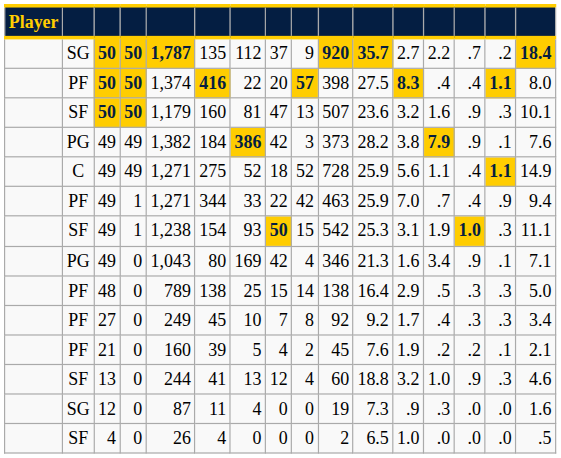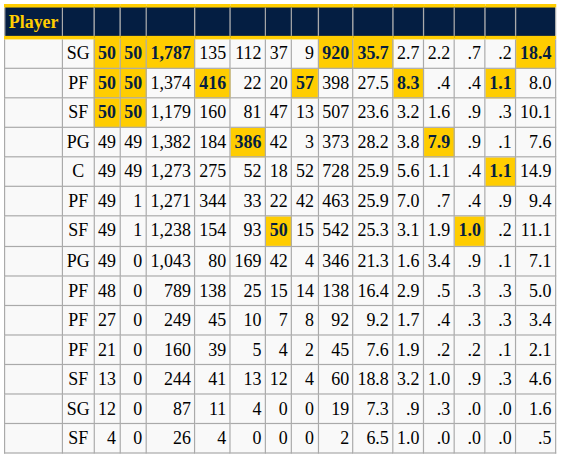(171, 172) 1,271 -> (171, 172) 1,273
(505, 231) .3 -> (505, 231) .2
